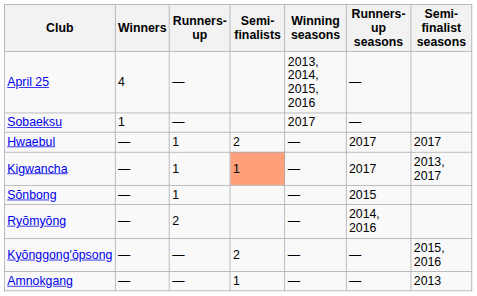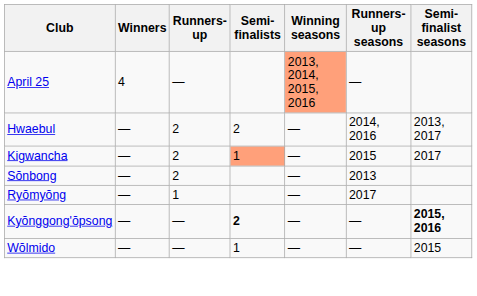(303, 82) no background -> (303, 82) lightsalmon background
- row: (35, 122)
(176, 142) 1 -> (176, 129) 2
(363, 142) 2017 -> (364, 129) 2014, 2016
(428, 142) 2017 -> (429, 129) 2013, 2017
(176, 168) 1 -> (176, 156) 2
(363, 168) 2017 -> (363, 156) 2015
(429, 168) 2013, 2017 -> (428, 156) 2017
(176, 195) 1 -> (176, 175) 2
(363, 195) 2015 -> (363, 175) 2013
(176, 221) 2 -> (176, 195) 1
(364, 221) 2014, 2016 -> (363, 195) 2017
(237, 254) normal -> (237, 221) bold
(429, 254) normal -> (429, 221) bold
- row: (40, 281)
+ row: (31, 248)
